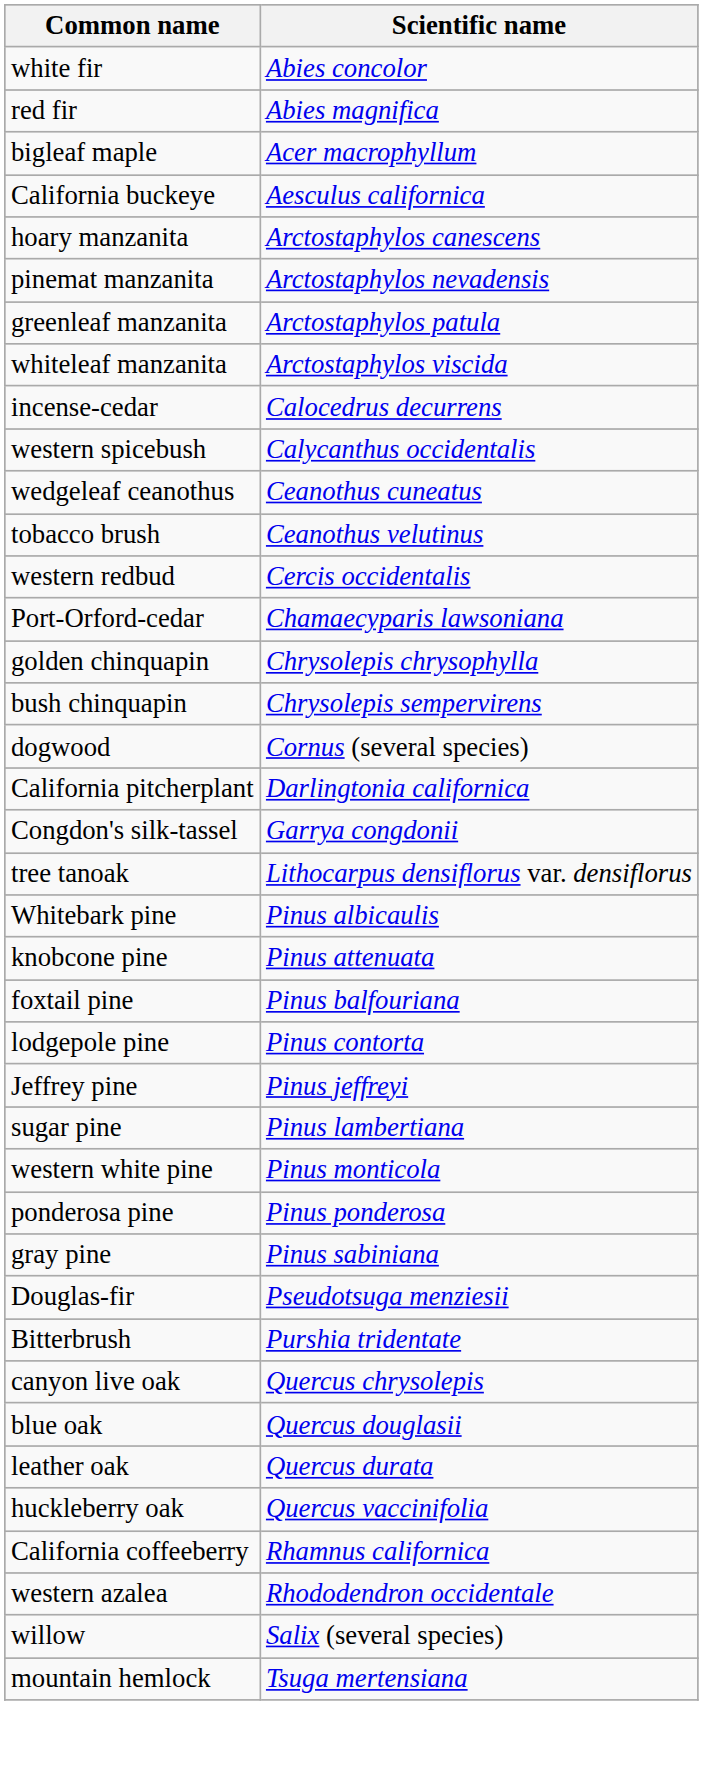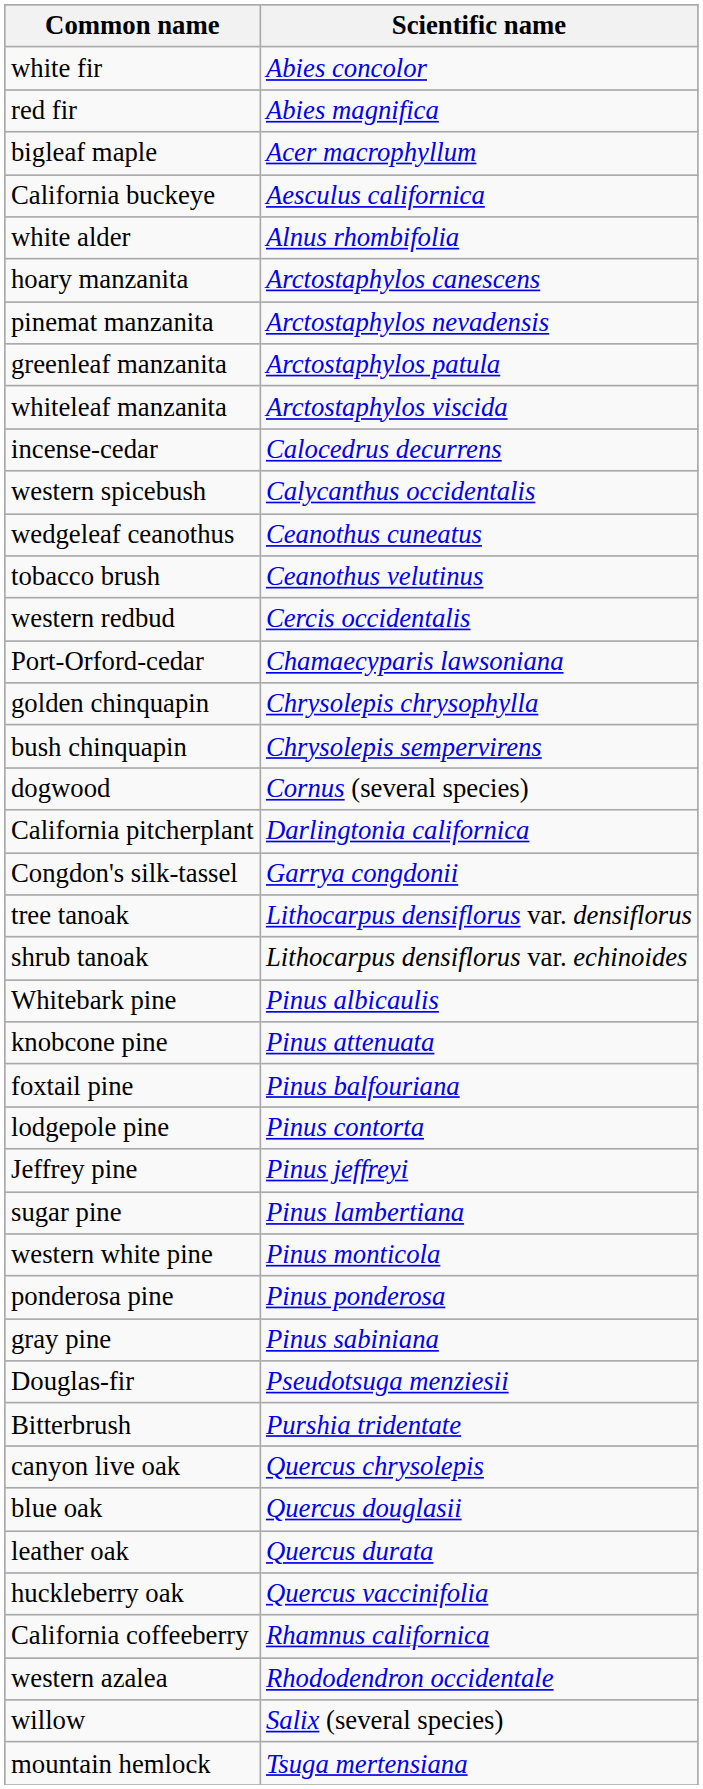+ row: (71, 237)
+ row: (80, 957)
